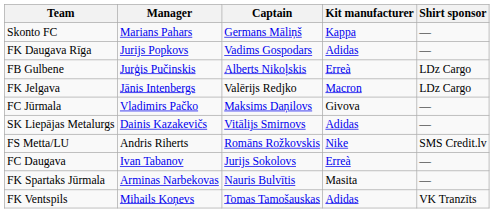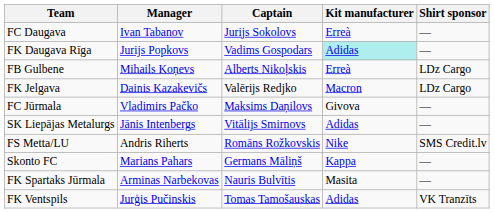rows swapped: (36, 161) <-> (32, 32)
(342, 50) no background -> (342, 50) paleturquoise background
(158, 69) Jurģis Pučinskis -> (157, 69) Mihails Koņevs
(158, 87) Jānis Intenbergs -> (164, 87) Dainis Kazakevičs
(164, 124) Dainis Kazakevičs -> (158, 124) Jānis Intenbergs
(157, 198) Mihails Koņevs -> (158, 198) Jurģis Pučinskis
